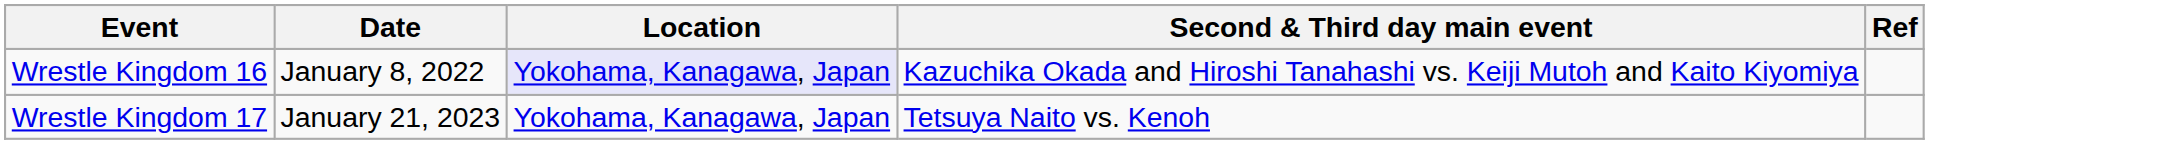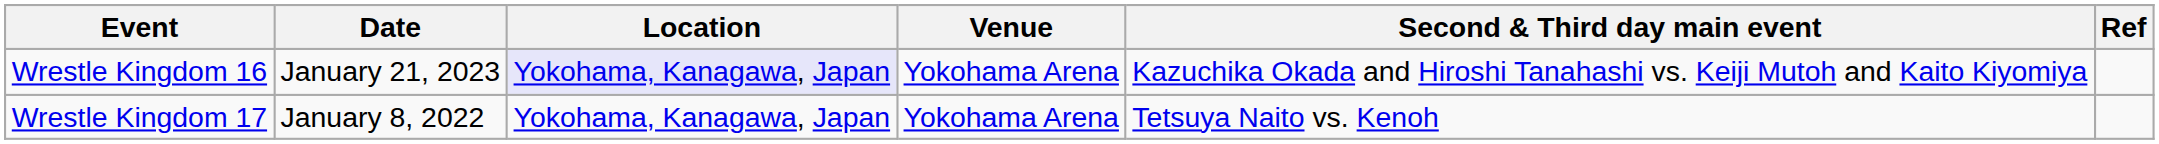+ column: (1011, 27)
(382, 72) January 8, 2022 -> (390, 72) January 21, 2023
(390, 117) January 21, 2023 -> (382, 117) January 8, 2022
